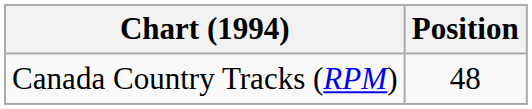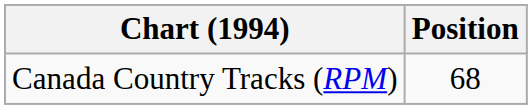(465, 78) 48 -> (465, 78) 68
